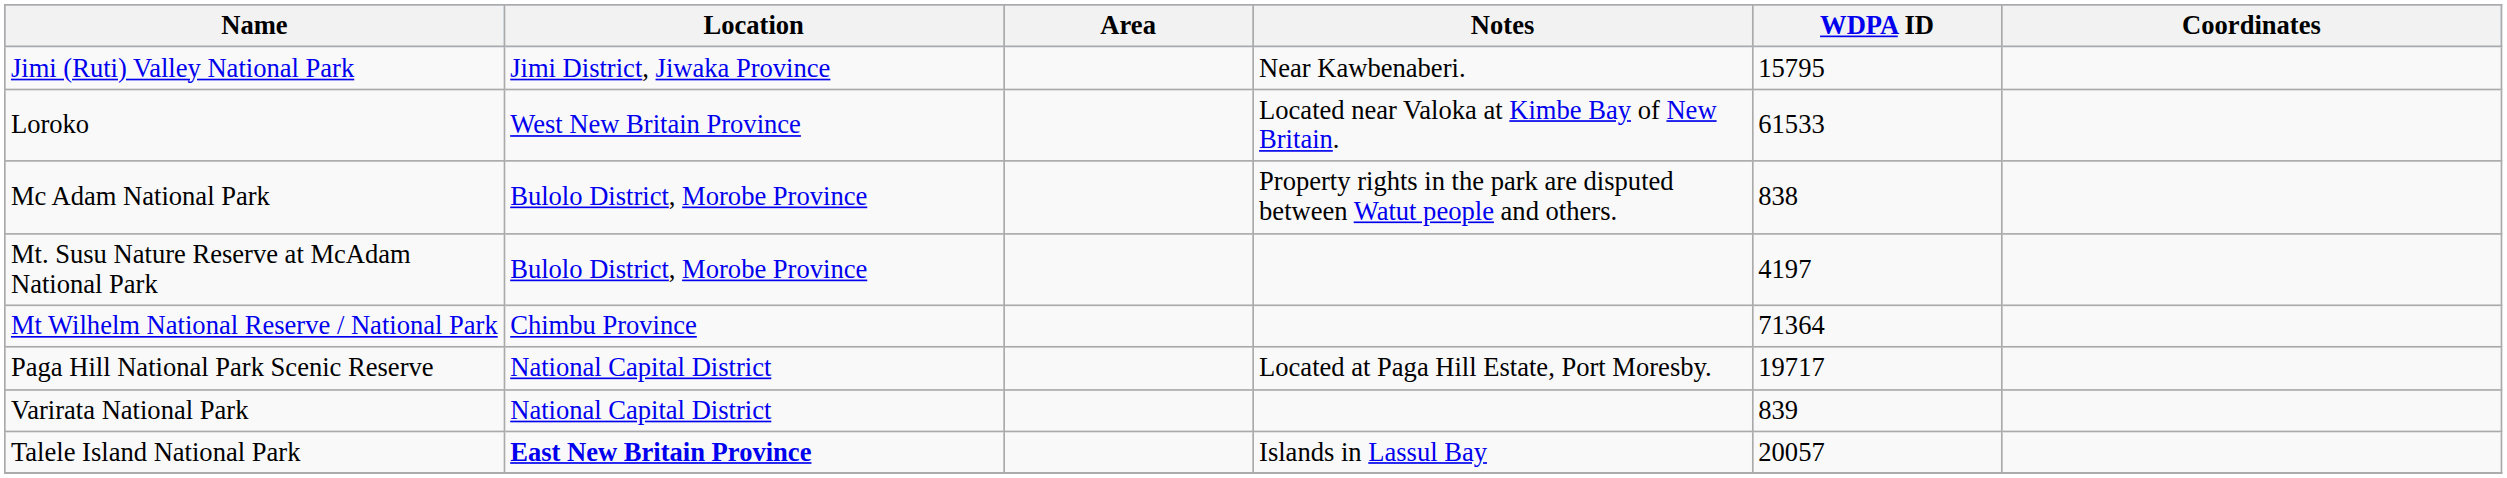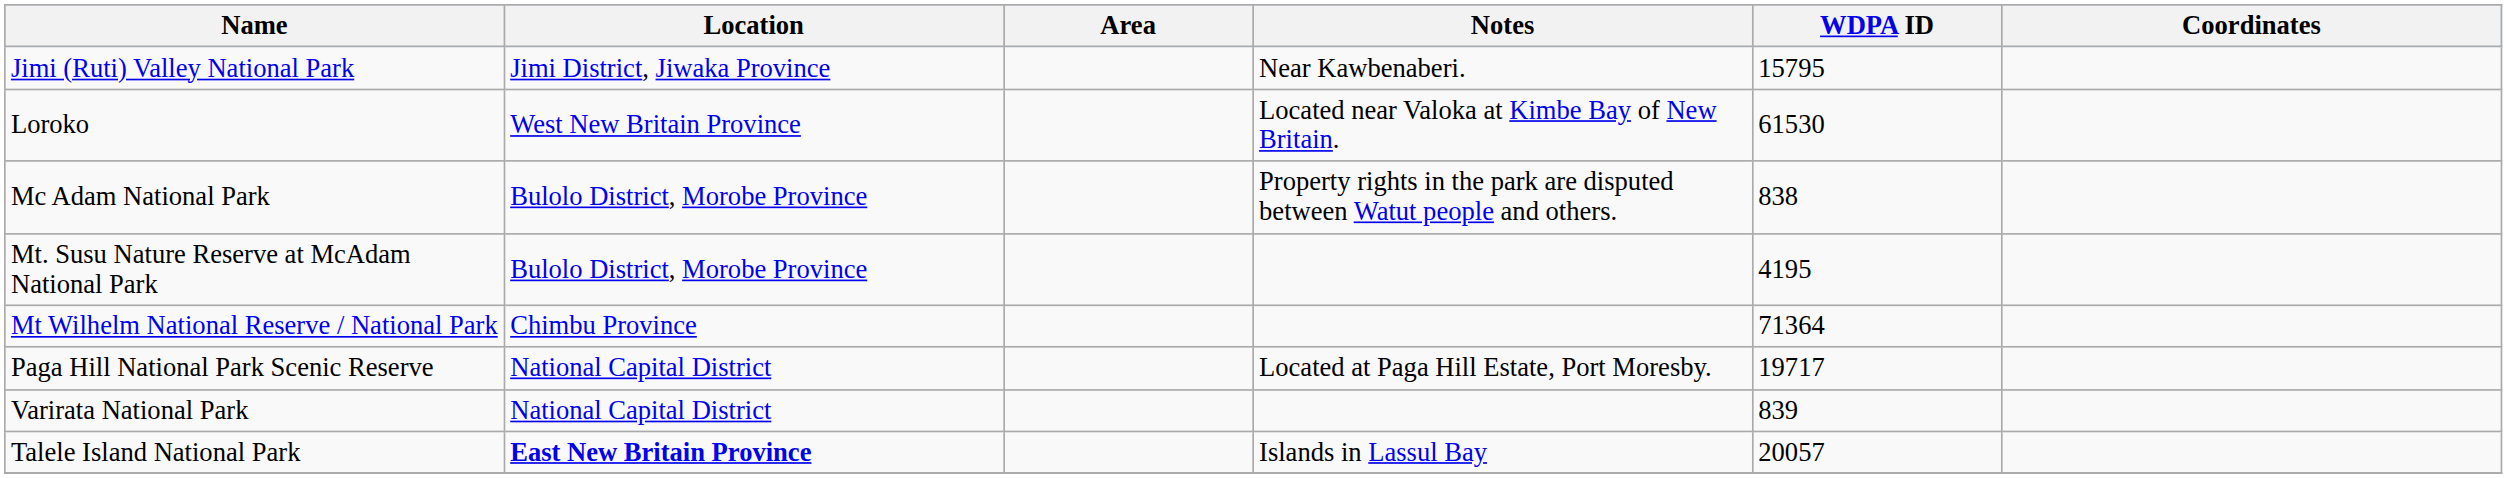(1792, 124) 61533 -> (1792, 124) 61530
(1785, 268) 4197 -> (1785, 268) 4195
